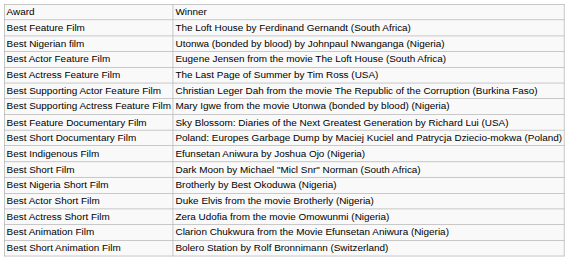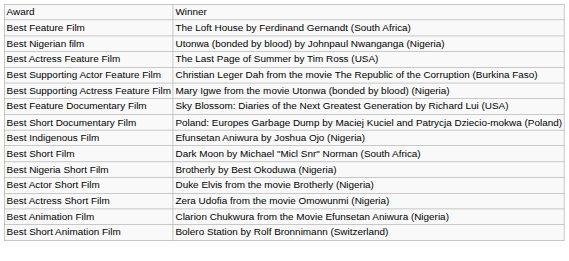- row: (58, 59)
